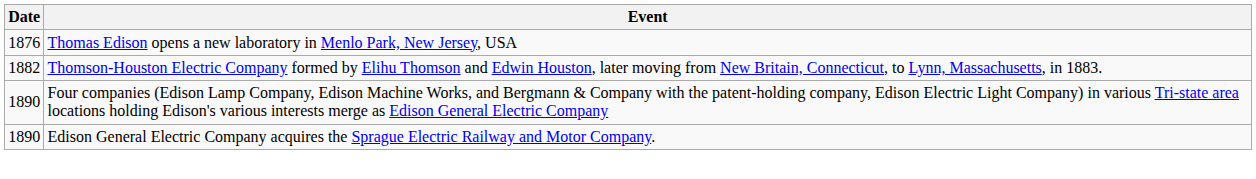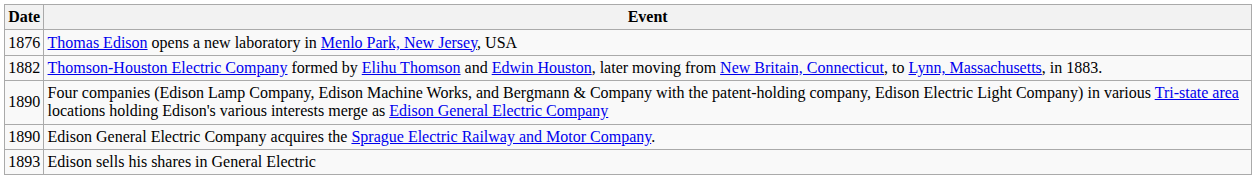+ row: (182, 162)
